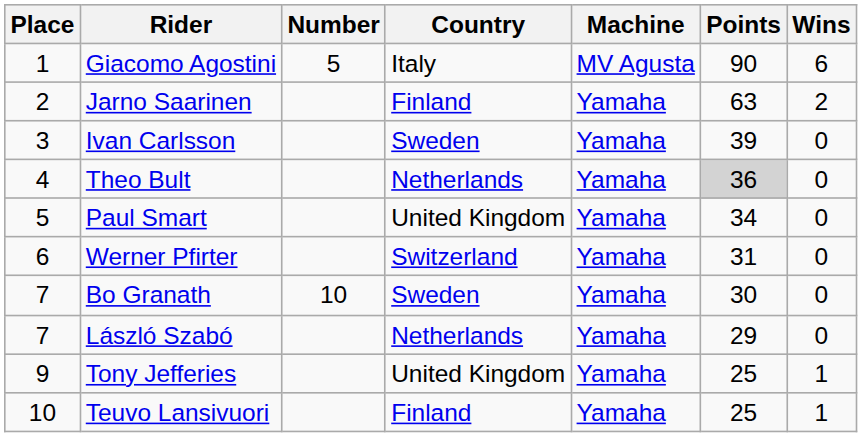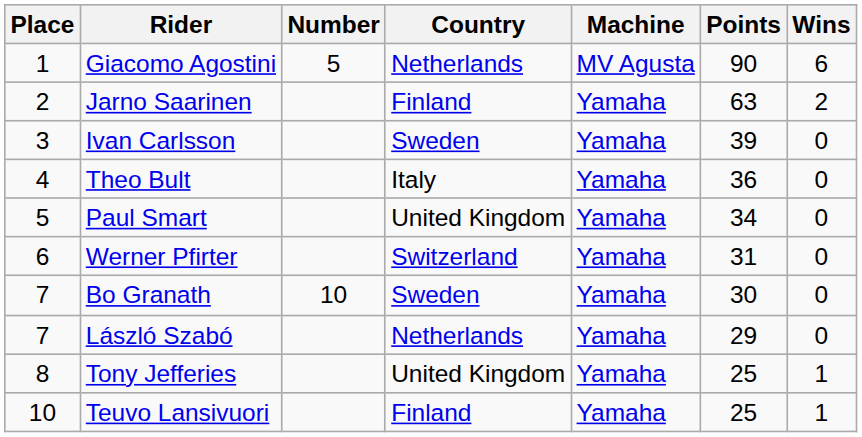(414, 63) Italy -> (457, 63) Netherlands
(457, 179) Netherlands -> (414, 179) Italy
(744, 179) lightgrey background -> (744, 179) no background
(42, 373) 9 -> (42, 373) 8
